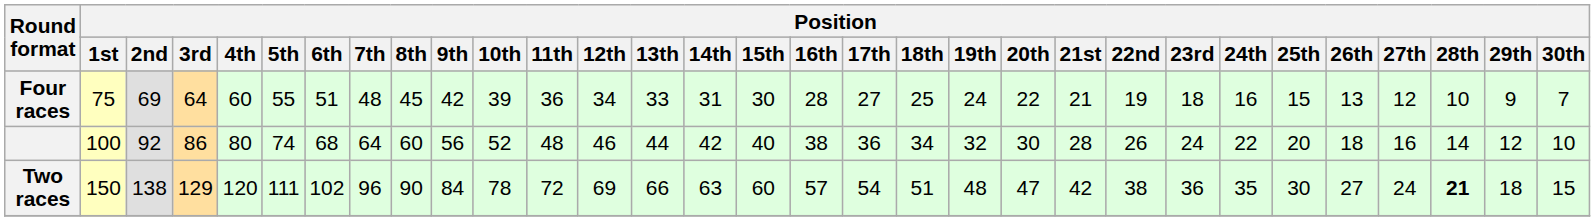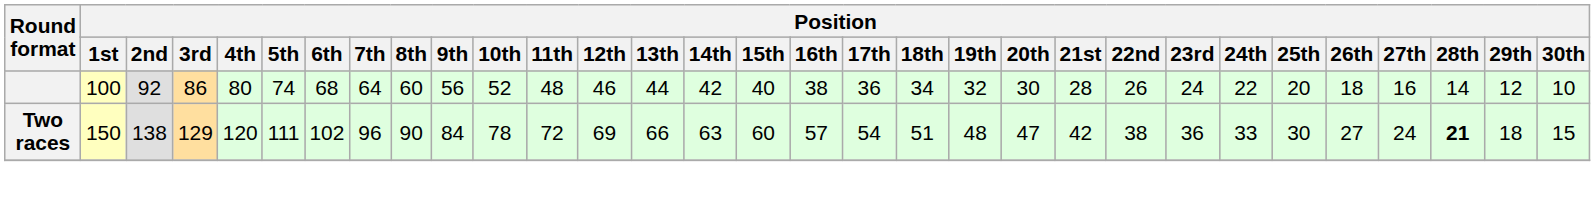- row: (43, 98)
(1246, 188) 35 -> (1246, 131) 33
